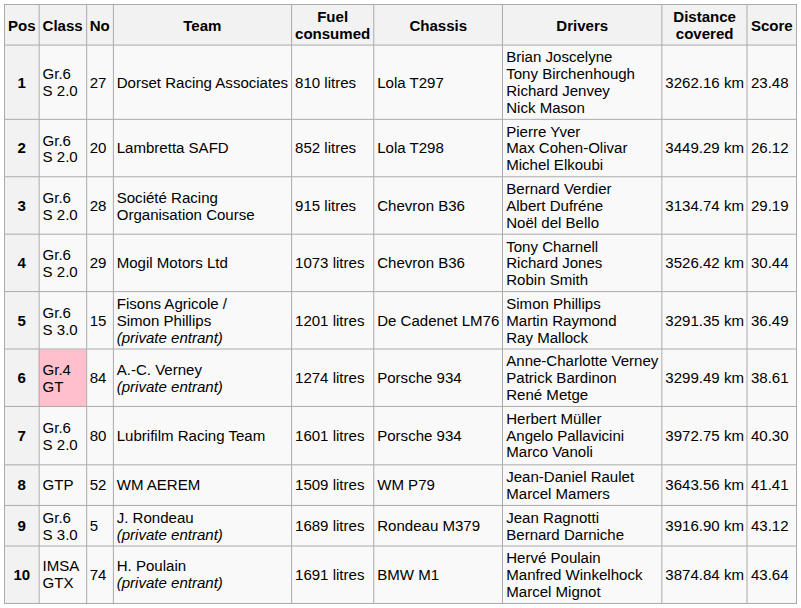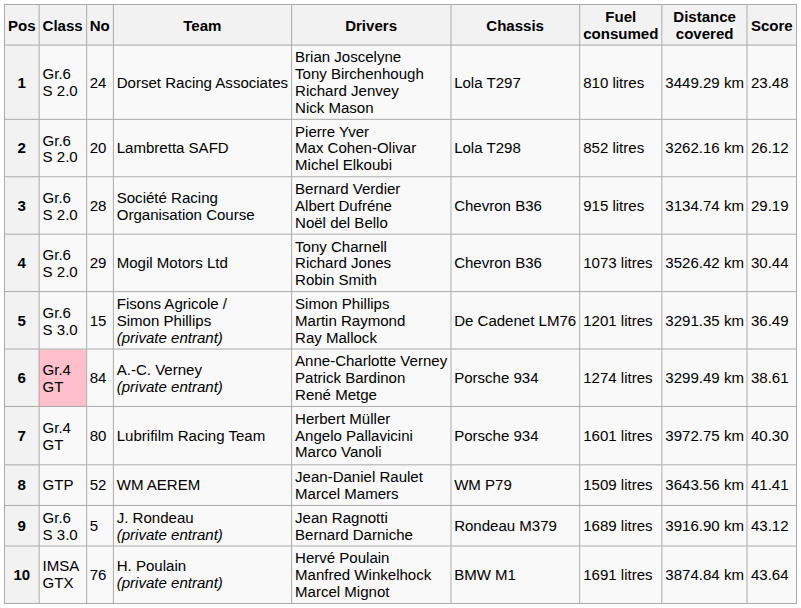columns swapped: (582, 25) <-> (333, 25)
(98, 82) 27 -> (98, 82) 24
(705, 82) 3262.16 km -> (705, 82) 3449.29 km
(705, 148) 3449.29 km -> (705, 148) 3262.16 km
(60, 436) Gr.6 S 2.0 -> (57, 436) Gr.4 GT
(98, 575) 74 -> (98, 575) 76
